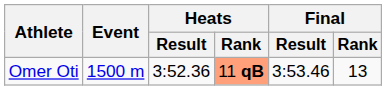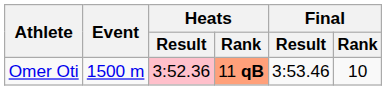(181, 72) no background -> (181, 72) pink background
(358, 72) 13 -> (358, 72) 10
